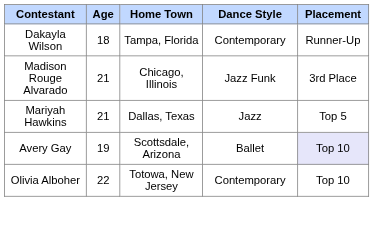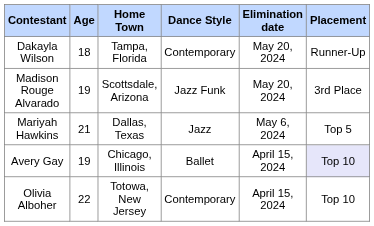+ column: (273, 20)
(103, 78) 21 -> (84, 91) 19
(161, 78) Chicago, Illinois -> (130, 91) Scottsdale, Arizona
(161, 148) Scottsdale, Arizona -> (130, 161) Chicago, Illinois
